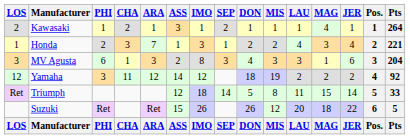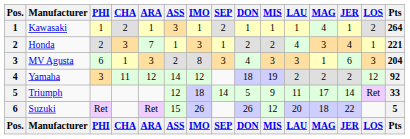columns swapped: (374, 12) <-> (16, 12)
(275, 92) 8 -> (273, 92) 9
(326, 92) 15 -> (324, 92) 17
